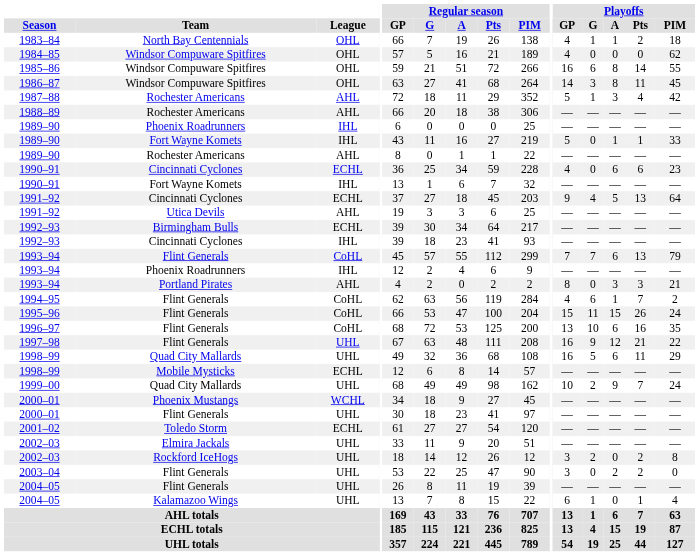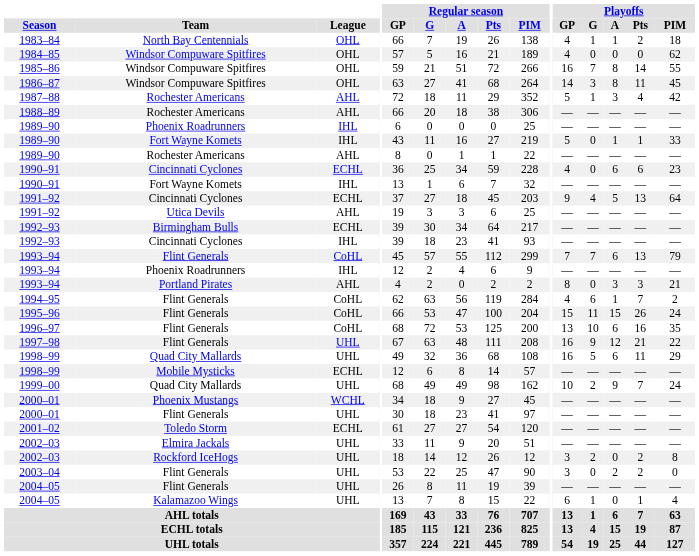(593, 68) 6 -> (593, 68) 7
